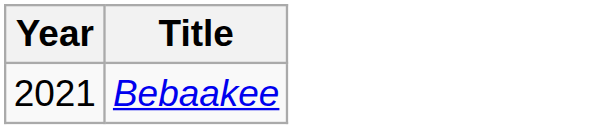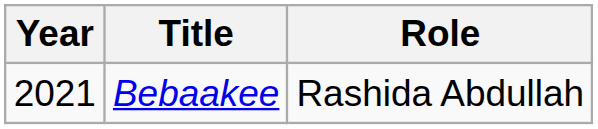+ column: (440, 33)
